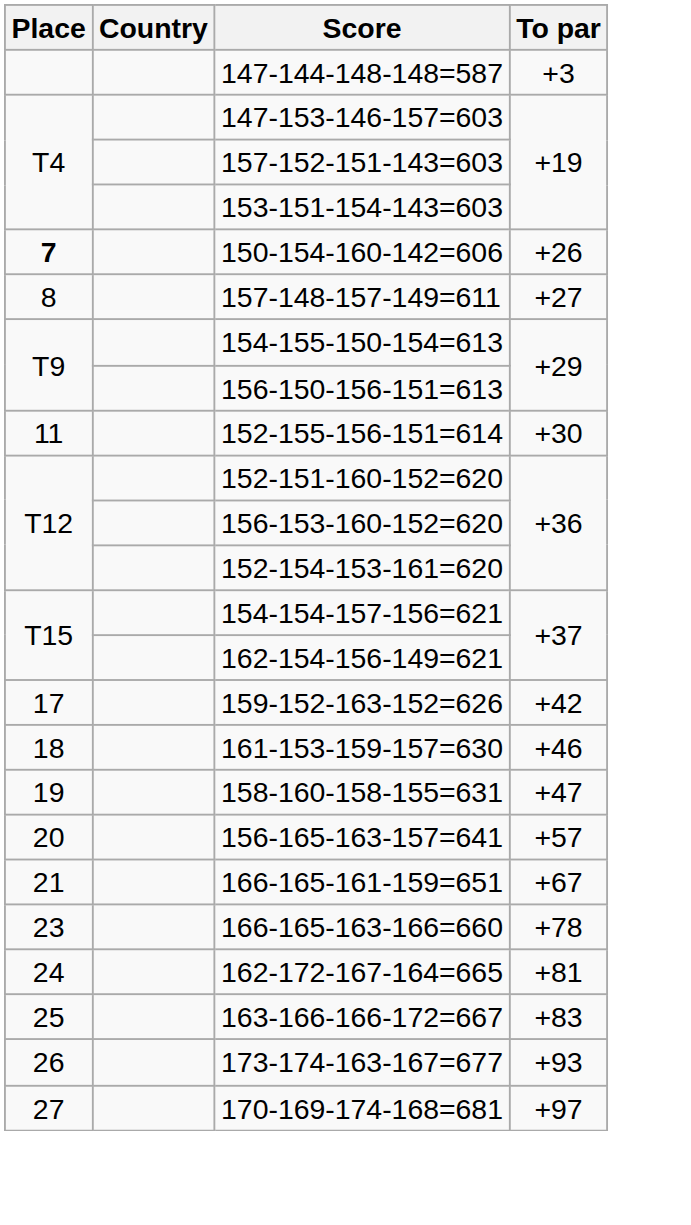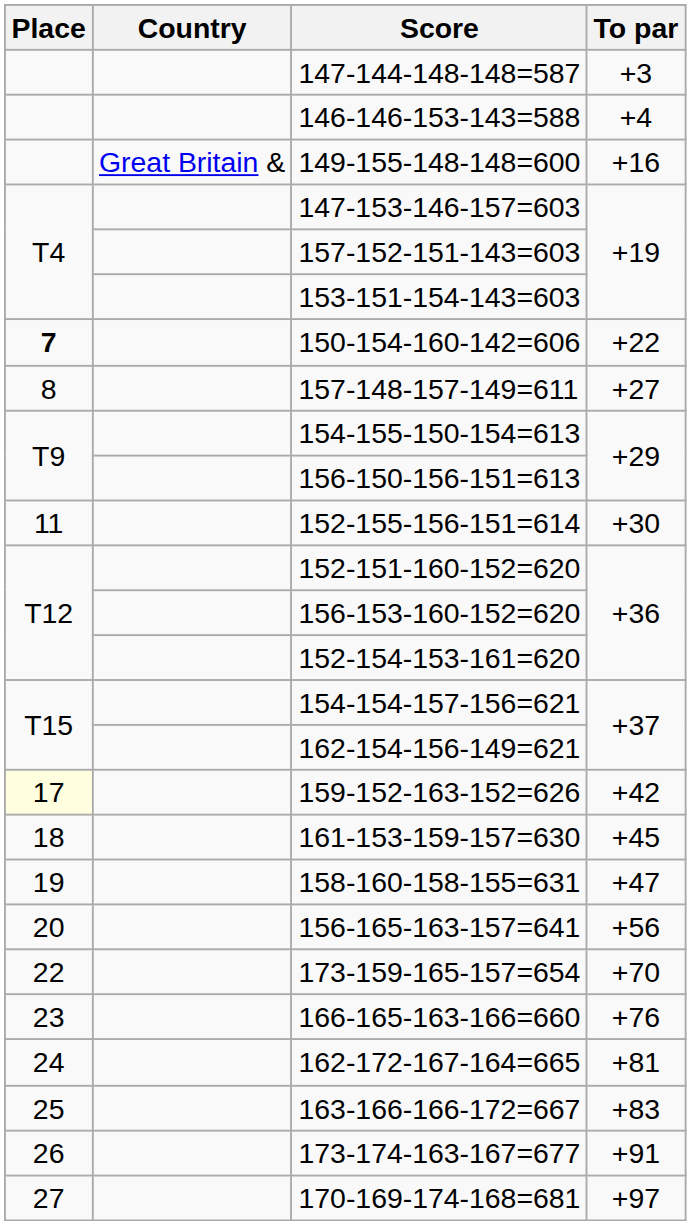+ row: (439, 118)
+ row: (439, 163)
(558, 253) +26 -> (636, 343) +22
(49, 703) no background -> (49, 793) lightyellow background
(558, 748) +46 -> (636, 838) +45
(558, 838) +57 -> (636, 928) +56
- row: (362, 883)
+ row: (439, 973)
(558, 928) +78 -> (636, 1018) +76
(558, 1063) +93 -> (636, 1153) +91
